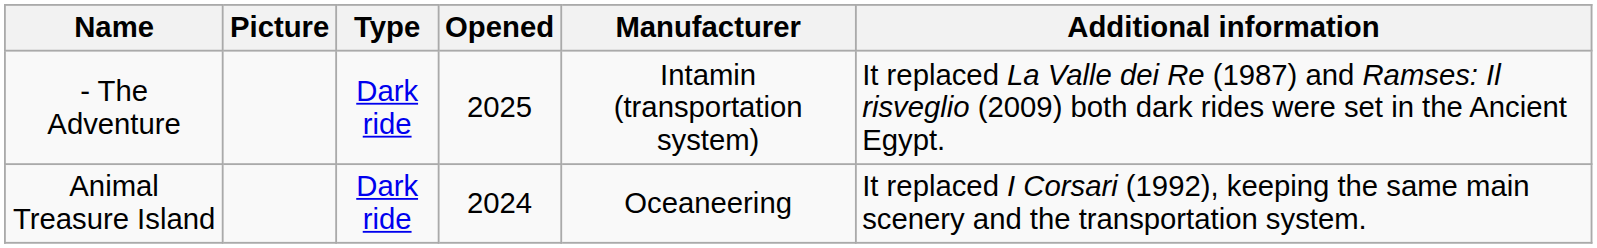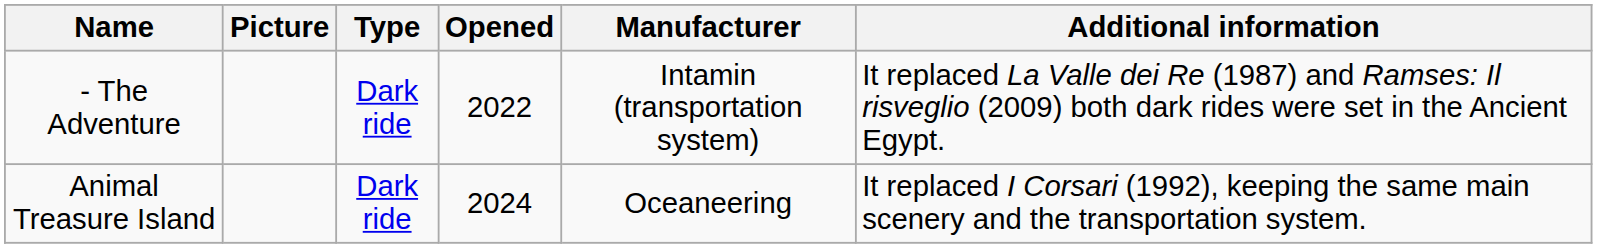(500, 107) 2025 -> (500, 107) 2022
